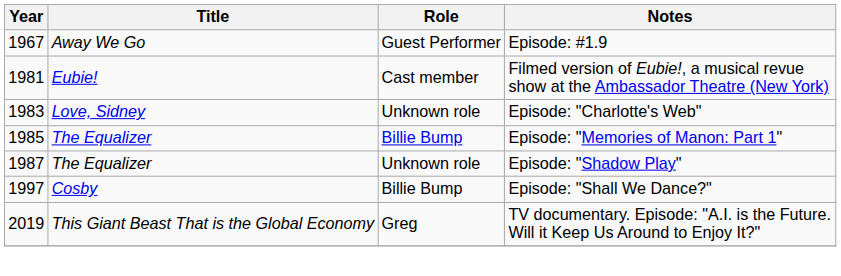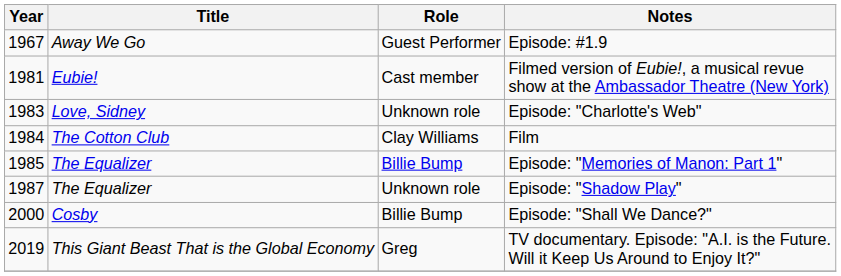+ row: (524, 138)
(26, 189) 1997 -> (26, 214) 2000
